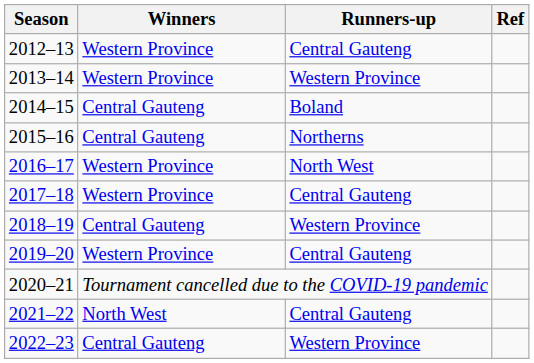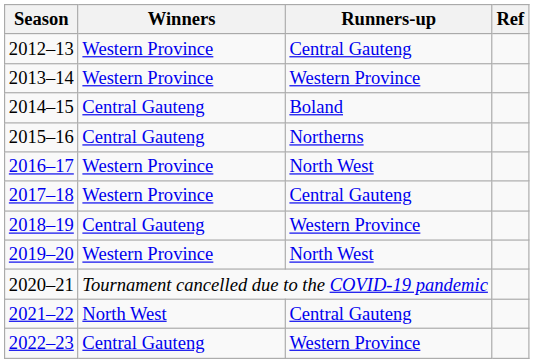(350, 254) Central Gauteng -> (332, 254) North West
